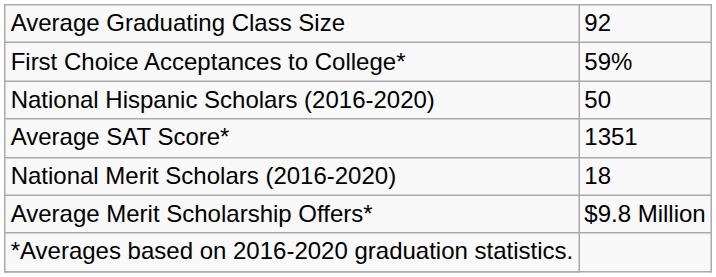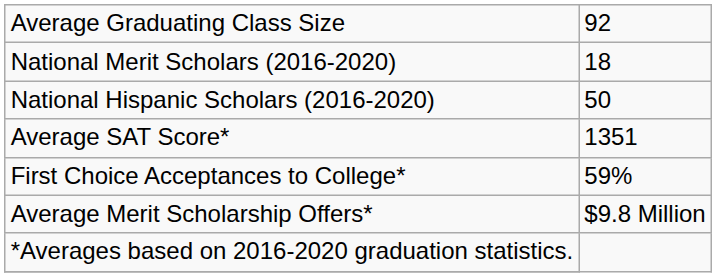rows swapped: (203, 175) <-> (208, 61)
